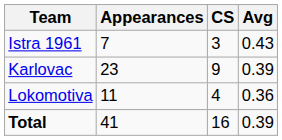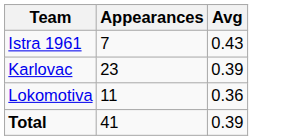- column: (223, 17)
